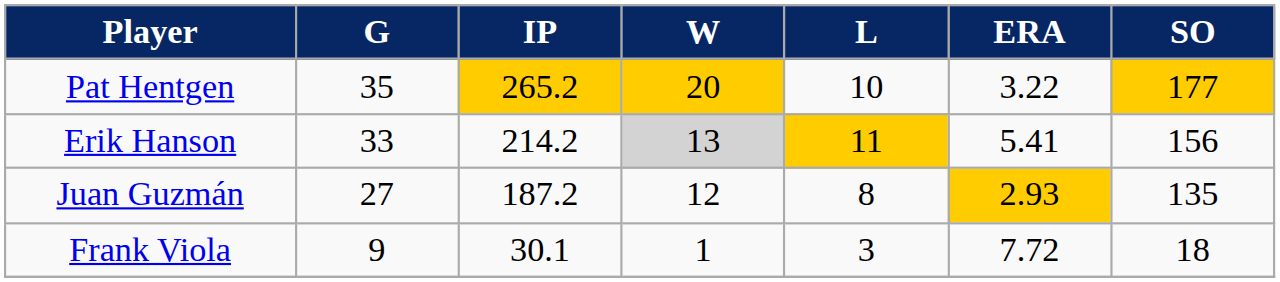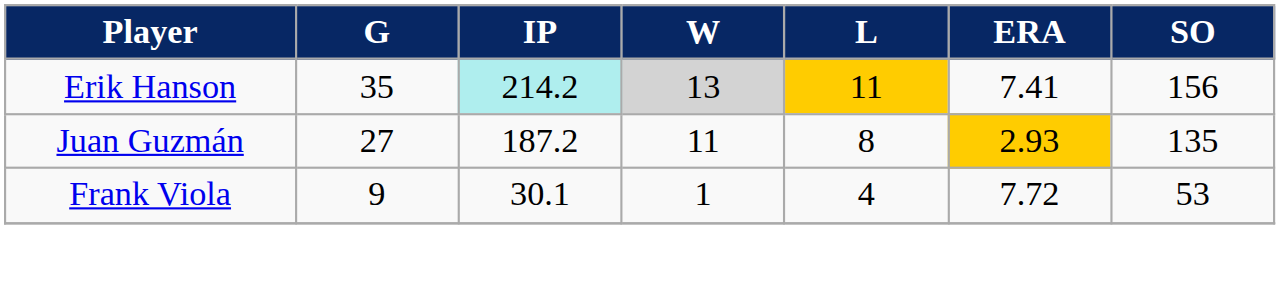- row: (150, 85)
(377, 140) 33 -> (377, 85) 35
(540, 140) no background -> (540, 85) paleturquoise background
(1029, 140) 5.41 -> (1029, 85) 7.41
(703, 194) 12 -> (703, 140) 11
(866, 248) 3 -> (866, 194) 4
(1193, 248) 18 -> (1193, 194) 53
